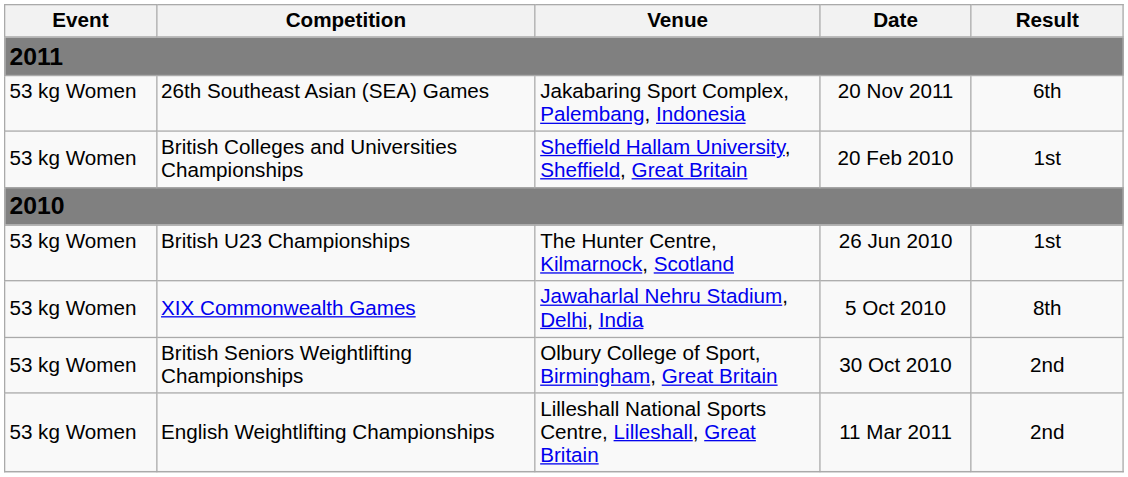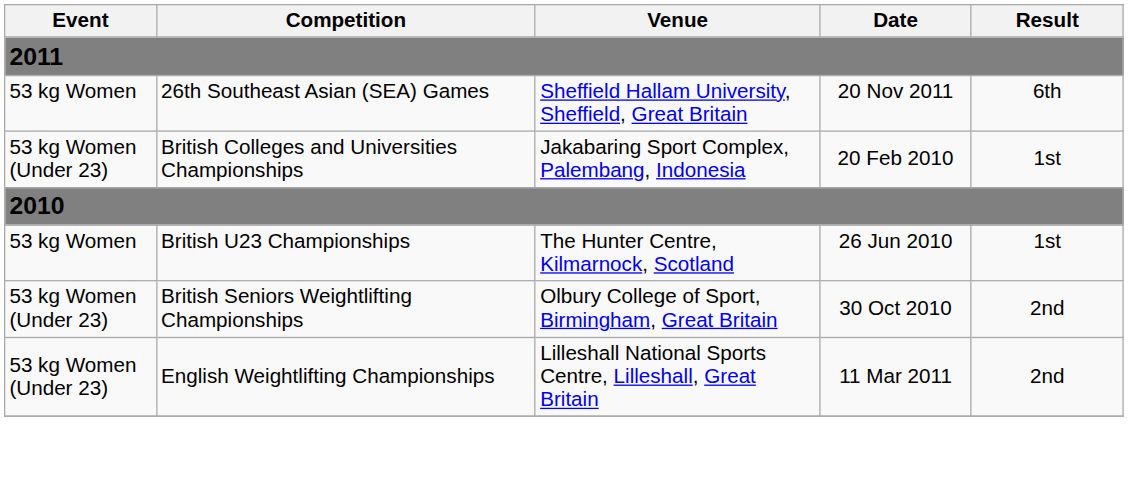(665, 103) Jakabaring Sport Complex, Palembang, Indonesia -> (665, 103) Sheffield Hallam University, Sheffield, Great Britain
(73, 159) 53 kg Women -> (73, 159) 53 kg Women (Under 23)
(665, 159) Sheffield Hallam University, Sheffield, Great Britain -> (665, 159) Jakabaring Sport Complex, Palembang, Indonesia
- row: (288, 308)
(73, 364) 53 kg Women -> (73, 308) 53 kg Women (Under 23)
(73, 432) 53 kg Women -> (73, 376) 53 kg Women (Under 23)
